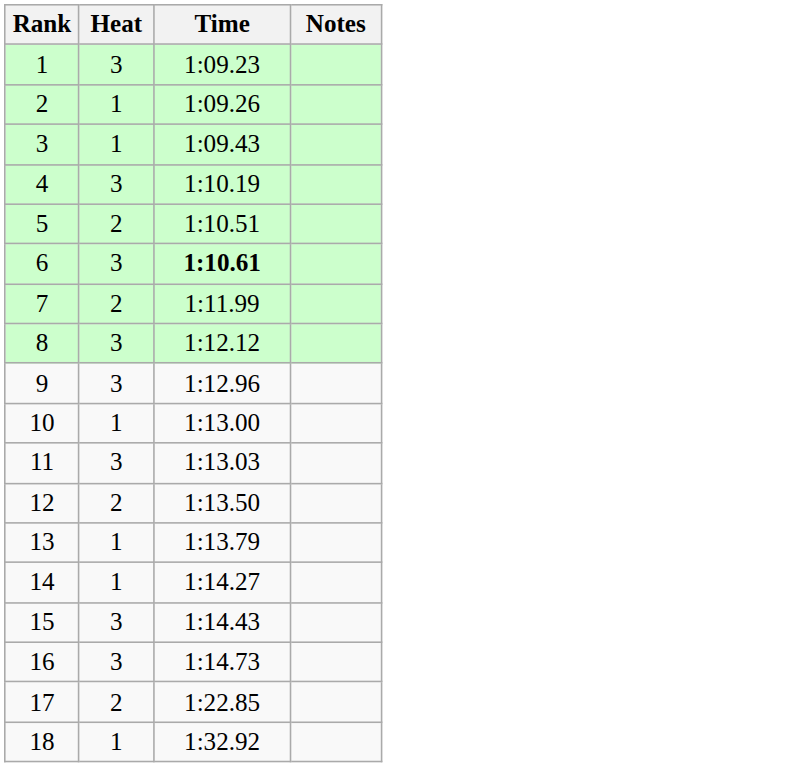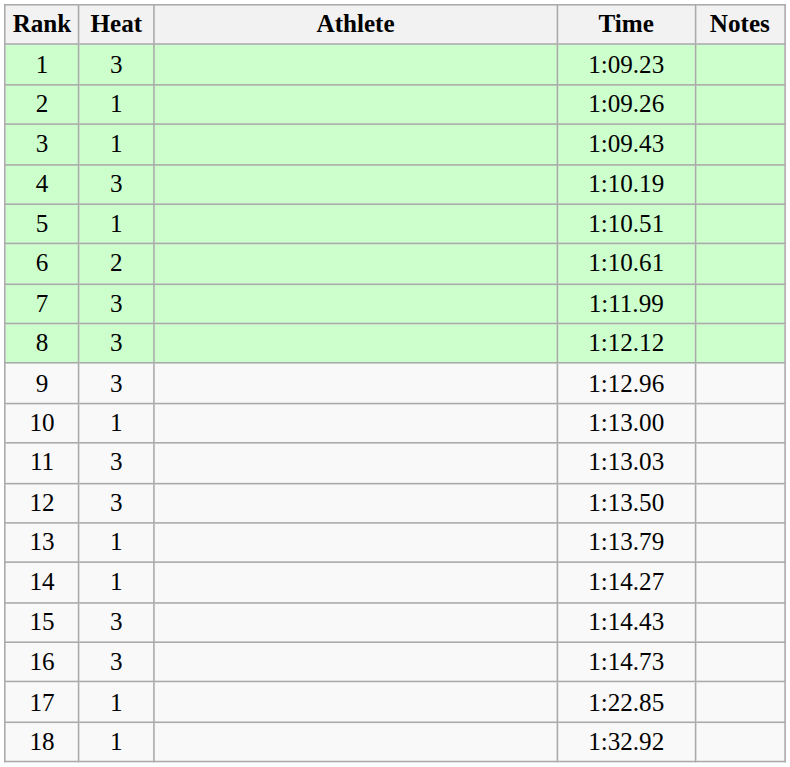+ column: (356, 24)
(116, 223) 2 -> (116, 223) 1
(116, 263) 3 -> (116, 263) 2
(222, 263) bold -> (626, 263) normal
(116, 303) 2 -> (116, 303) 3
(116, 502) 2 -> (116, 502) 3
(116, 701) 2 -> (116, 701) 1
